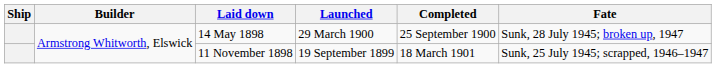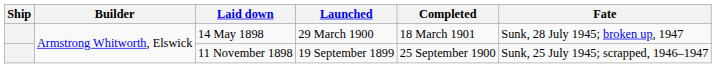(448, 33) 25 September 1900 -> (437, 33) 18 March 1901
(437, 53) 18 March 1901 -> (448, 53) 25 September 1900
